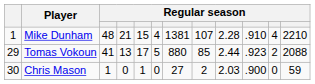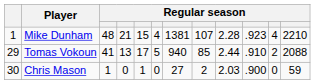(256, 35) .910 -> (256, 35) .923
(177, 53) 880 -> (177, 53) 940
(256, 53) .923 -> (256, 53) .910
